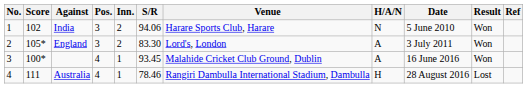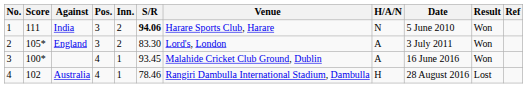(33, 28) 102 -> (33, 28) 111
(150, 28) normal -> (150, 28) bold
(33, 75) 111 -> (33, 75) 102
